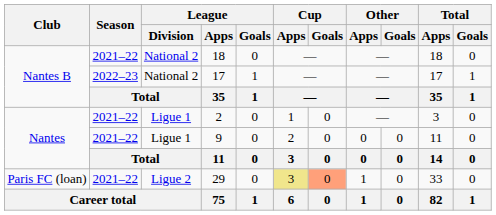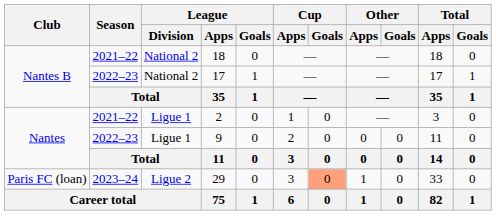(115, 138) 2021–22 -> (115, 138) 2022–23
(115, 179) 2021–22 -> (115, 179) 2023–24
(291, 179) khaki background -> (291, 179) no background
